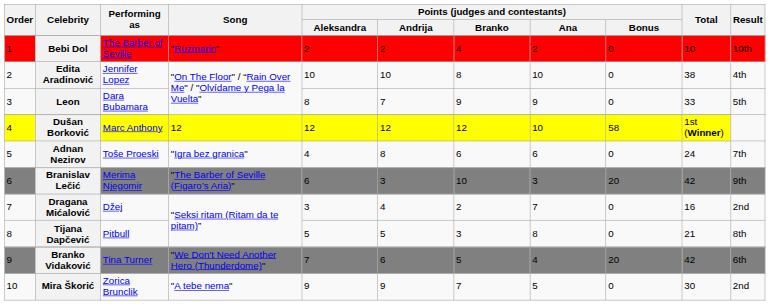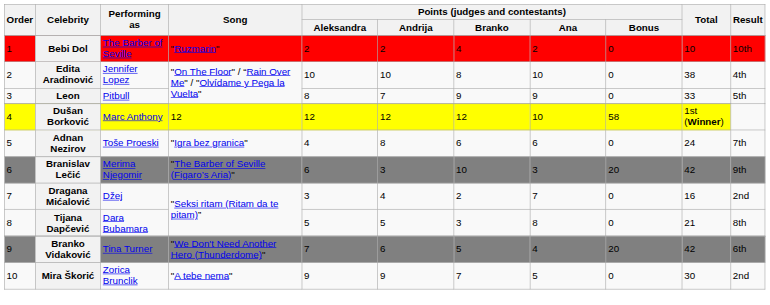(125, 101) Dara Bubamara -> (116, 96) Pitbull
(116, 233) Pitbull -> (125, 222) Dara Bubamara
